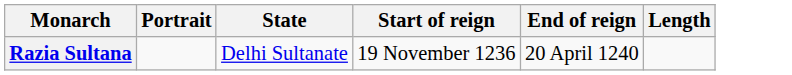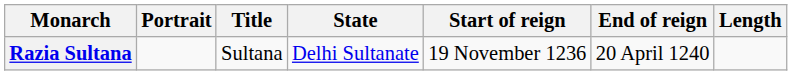+ column: (252, 20)
